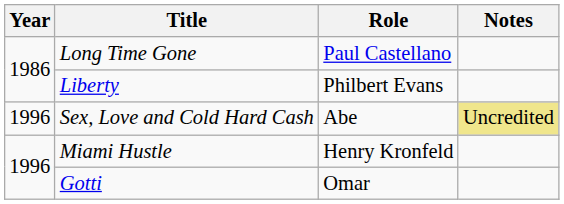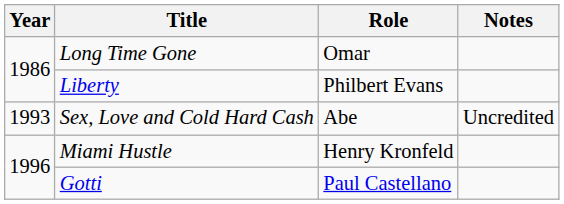(387, 53) Paul Castellano -> (347, 53) Omar
(30, 118) 1996 -> (30, 118) 1993
(508, 118) khaki background -> (508, 118) no background
(347, 183) Omar -> (387, 183) Paul Castellano
